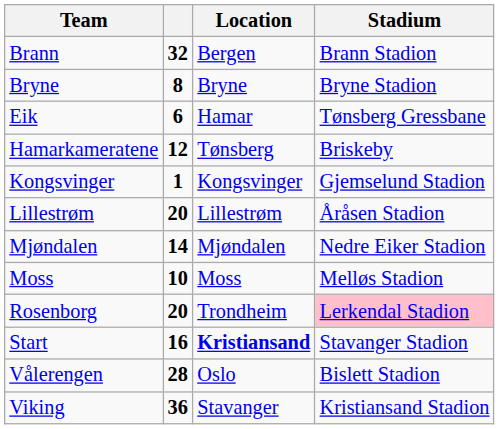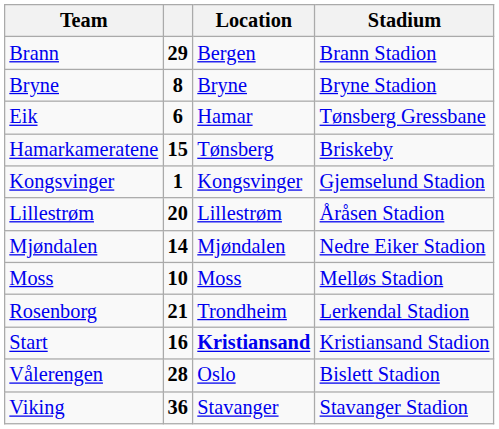(178, 52) 32 -> (178, 52) 29
(178, 149) 12 -> (178, 149) 15
(178, 310) 20 -> (178, 310) 21
(394, 310) pink background -> (394, 310) no background
(394, 342) Stavanger Stadion -> (405, 342) Kristiansand Stadion
(405, 407) Kristiansand Stadion -> (394, 407) Stavanger Stadion
